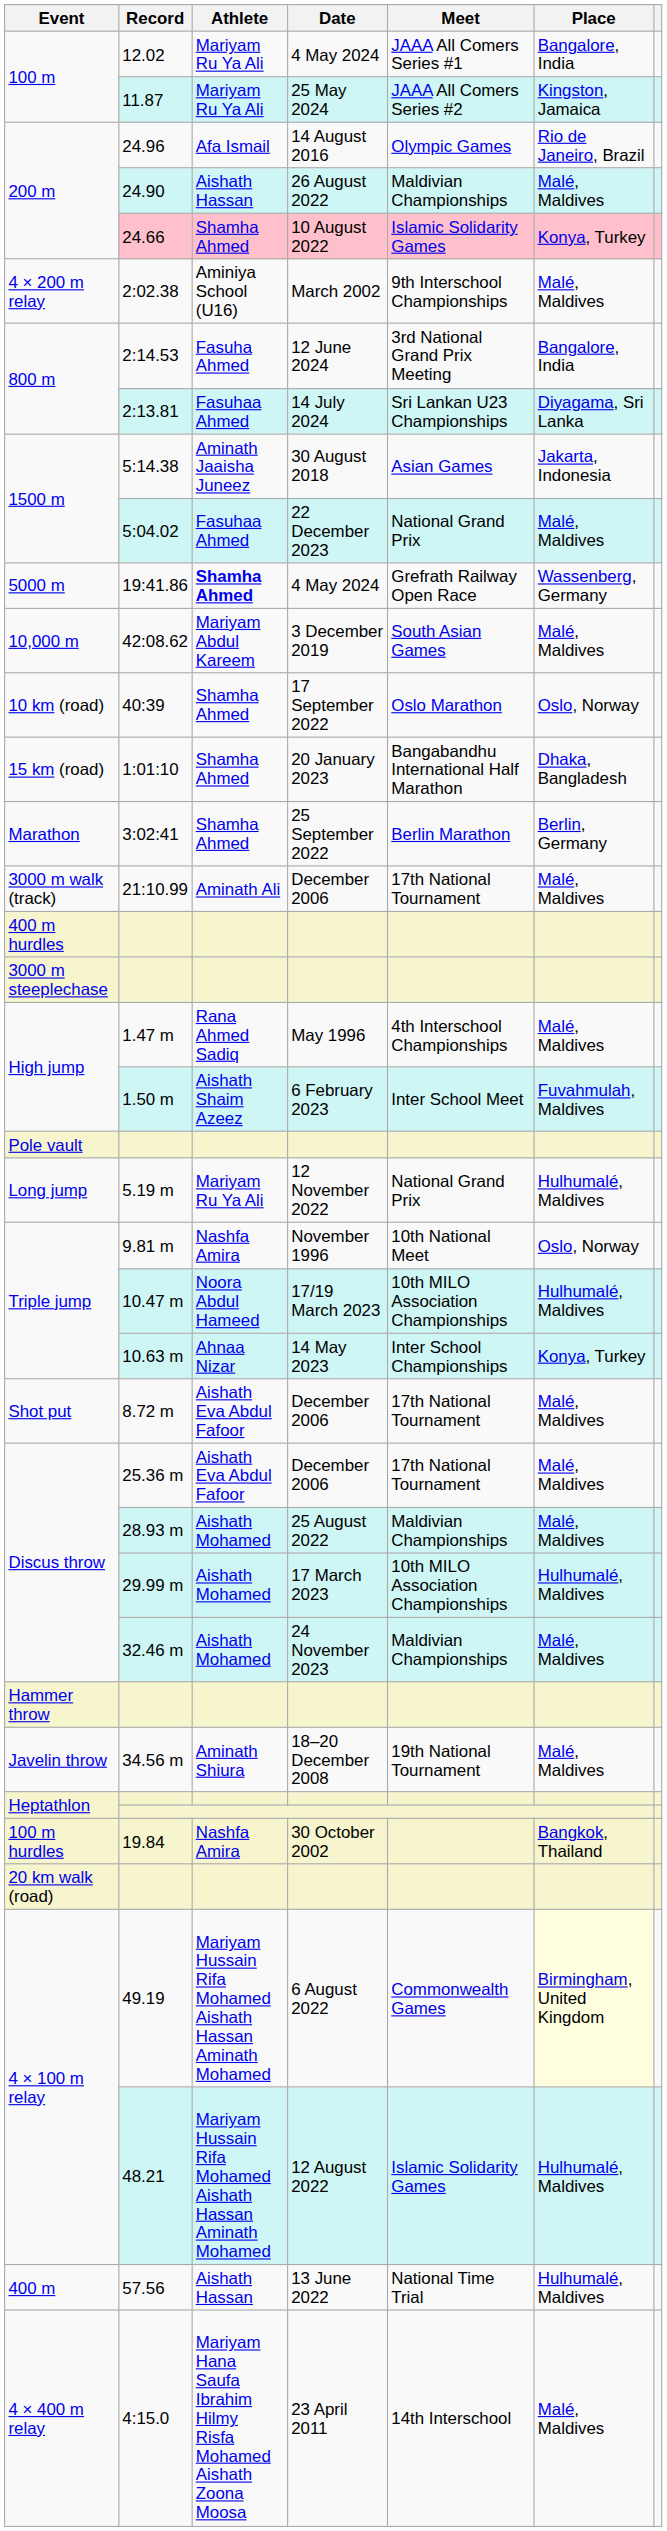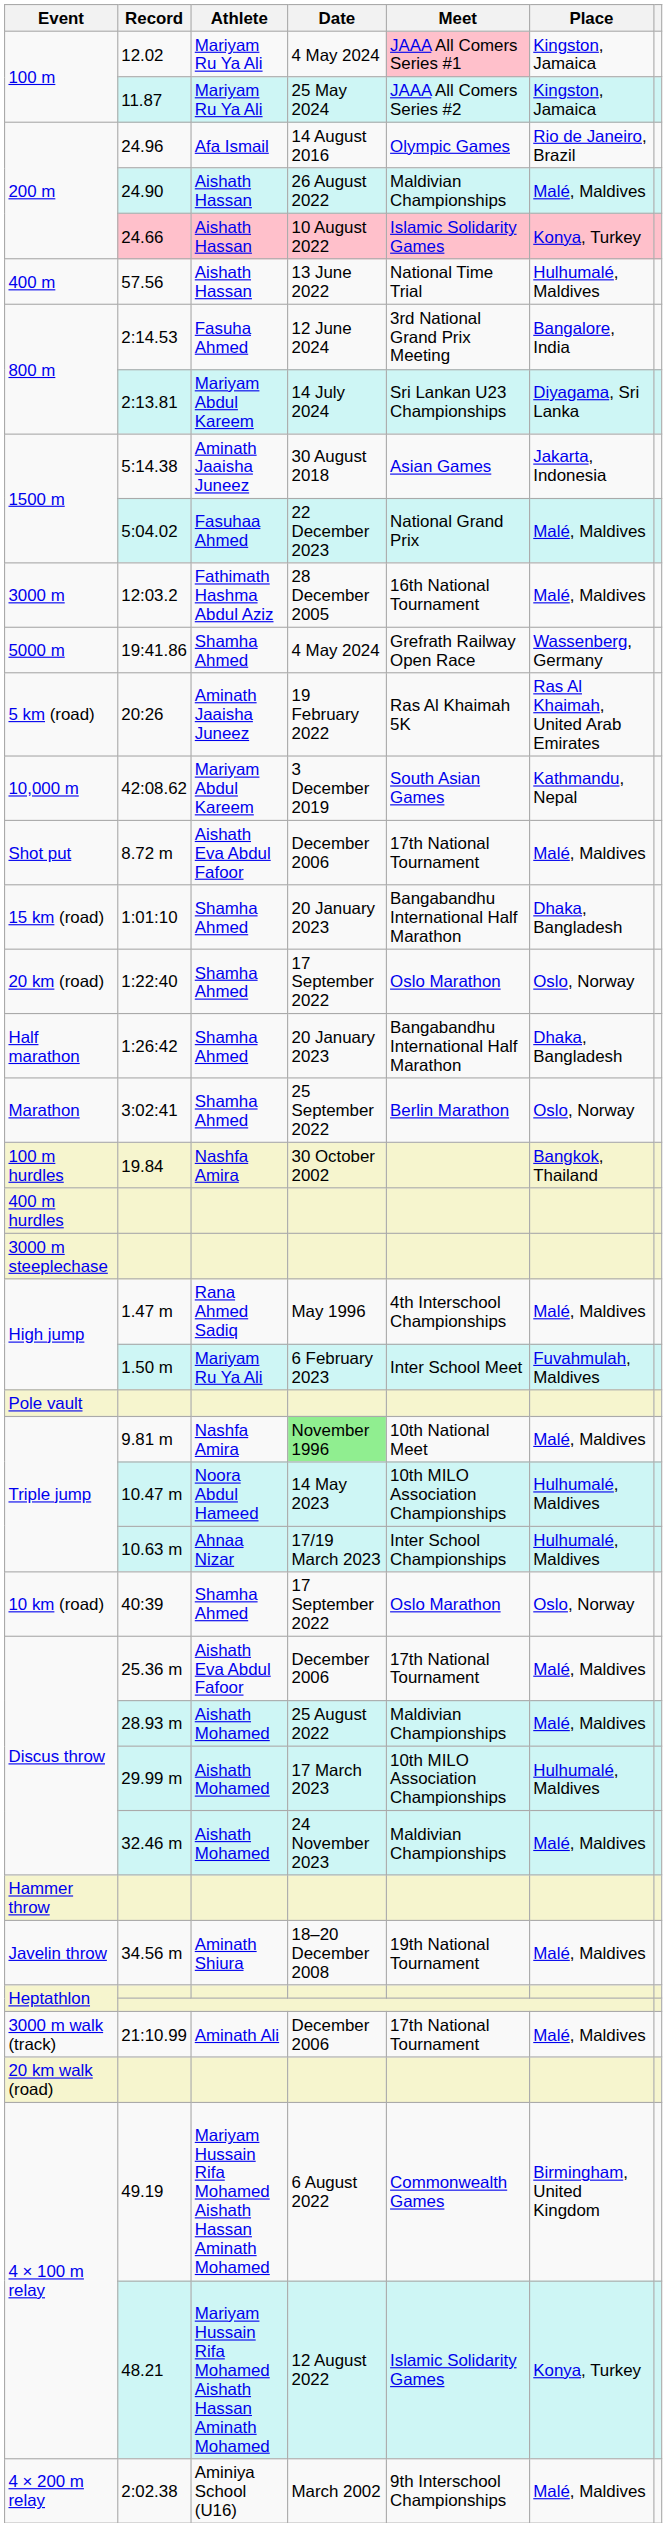(455, 54) no background -> (454, 54) pink background
(579, 54) Bangalore, India -> (568, 54) Kingston, Jamaica
(227, 237) Shamha Ahmed -> (223, 237) Aishath Hassan
rows swapped: (32, 2288) <-> (46, 292)
(229, 411) Fasuhaa Ahmed -> (227, 402) Mariyam Abdul Kareem
+ row: (37, 595)
(229, 586) bold -> (226, 650) normal
+ row: (52, 714)
(571, 641) Malé, Maldives -> (579, 788) Kathmandu, Nepal
rows swapped: (56, 705) <-> (40, 1411)
+ row: (56, 982)
+ row: (44, 1046)
(572, 834) Berlin, Germany -> (584, 1111) Oslo, Norway
rows swapped: (36, 1841) <-> (56, 889)
(224, 1100) Aishath Shaim Azeez -> (229, 1367) Mariyam Ru Ya Ali
- row: (48, 1191)
(330, 1246) no background -> (330, 1439) lightgreen background
(588, 1246) Oslo, Norway -> (589, 1439) Malé, Maldives
(336, 1301) 17/19 March 2023 -> (319, 1494) 14 May 2023
(319, 1356) 14 May 2023 -> (336, 1549) 17/19 March 2023
(592, 1356) Konya, Turkey -> (576, 1549) Hulhumalé, Maldives
(585, 1999) lightyellow background -> (581, 2192) no background
(580, 2176) Hulhumalé, Maldives -> (587, 2370) Konya, Turkey
- row: (46, 2418)
